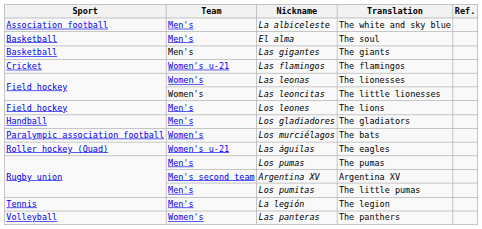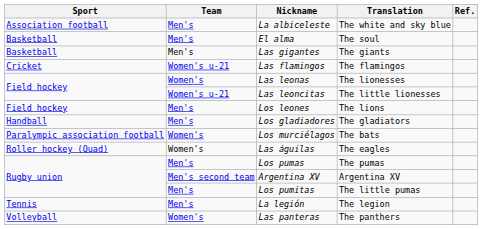(186, 94) Women's -> (199, 94) Women's u-21
(199, 149) Women's u-21 -> (186, 149) Women's
